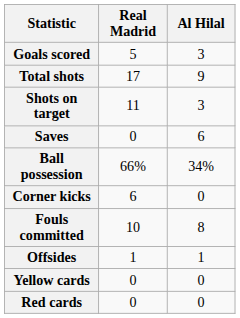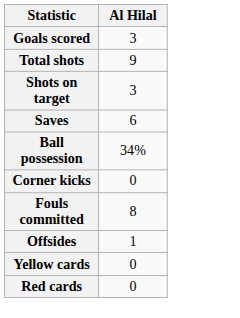- column: (133, 23)
